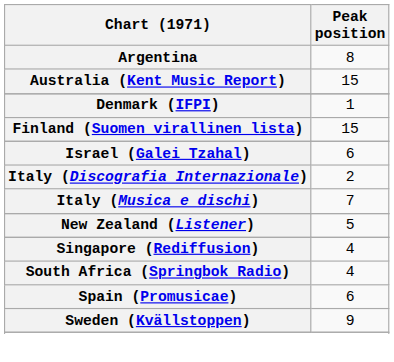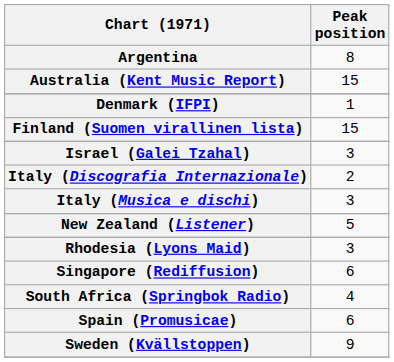(350, 153) 6 -> (350, 153) 3
(350, 201) 7 -> (350, 201) 3
+ row: (158, 249)
(350, 249) 4 -> (350, 273) 6
